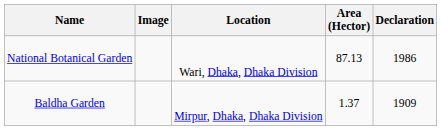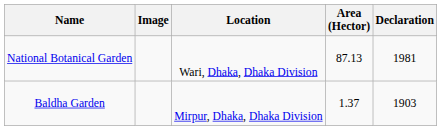(405, 58) 1986 -> (405, 58) 1981
(405, 103) 1909 -> (405, 103) 1903
